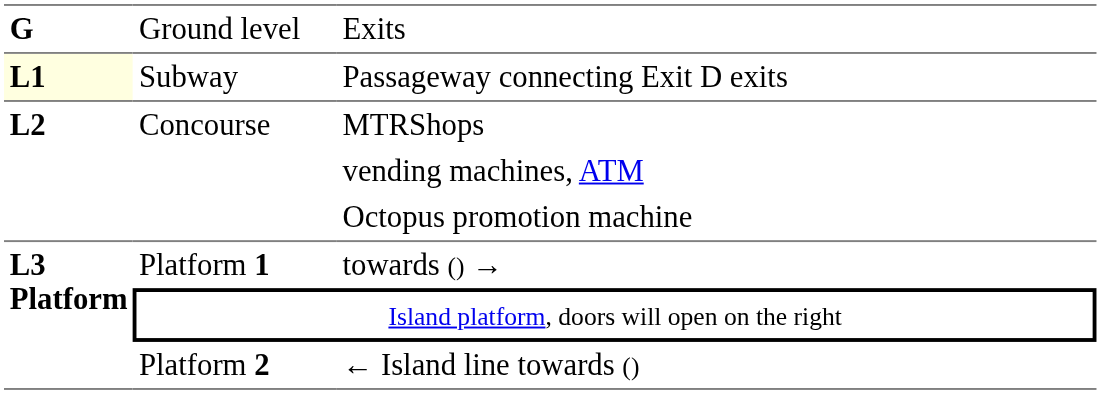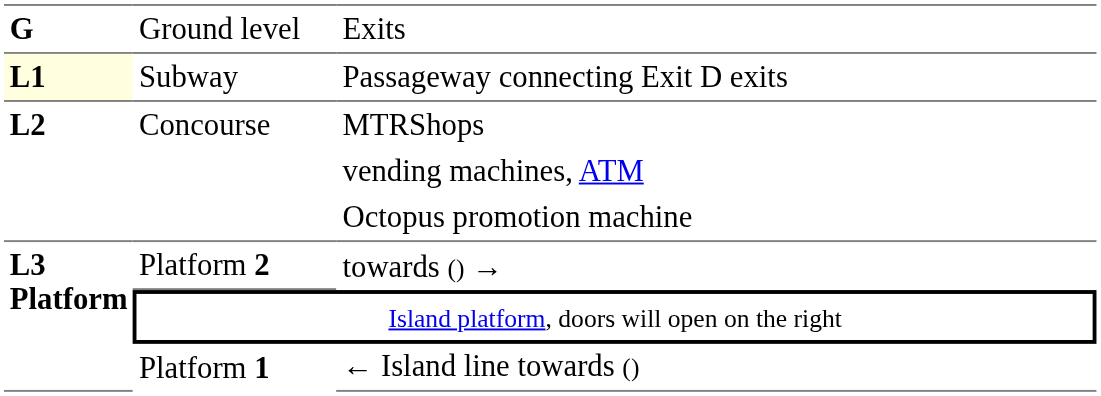(204, 264) Platform 1 -> (204, 264) Platform 2
(204, 364) Platform 2 -> (204, 367) Platform 1
